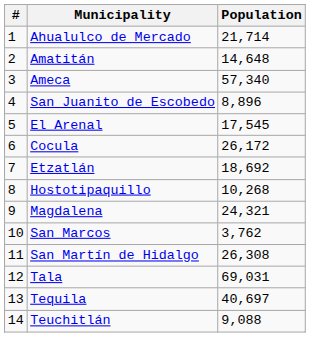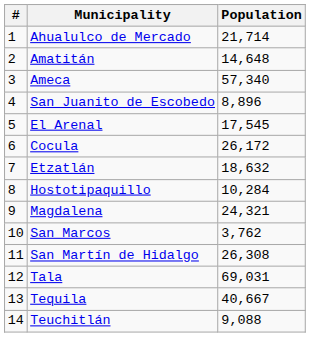(245, 168) 18,692 -> (245, 168) 18,632
(245, 190) 10,268 -> (245, 190) 10,284
(245, 299) 40,697 -> (245, 299) 40,667
